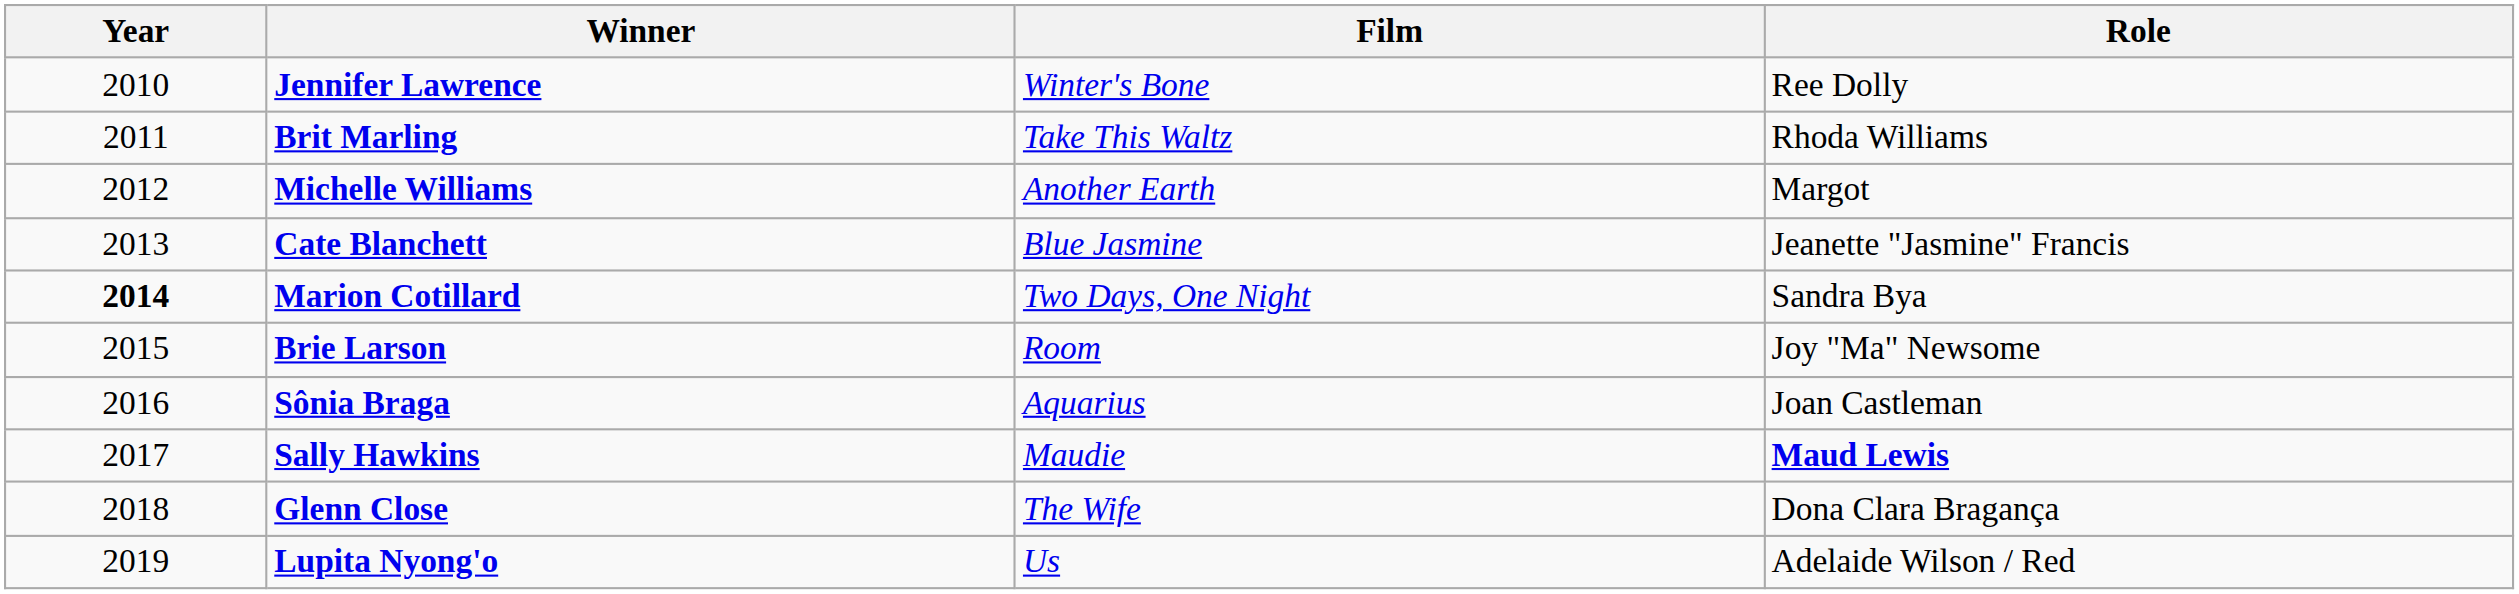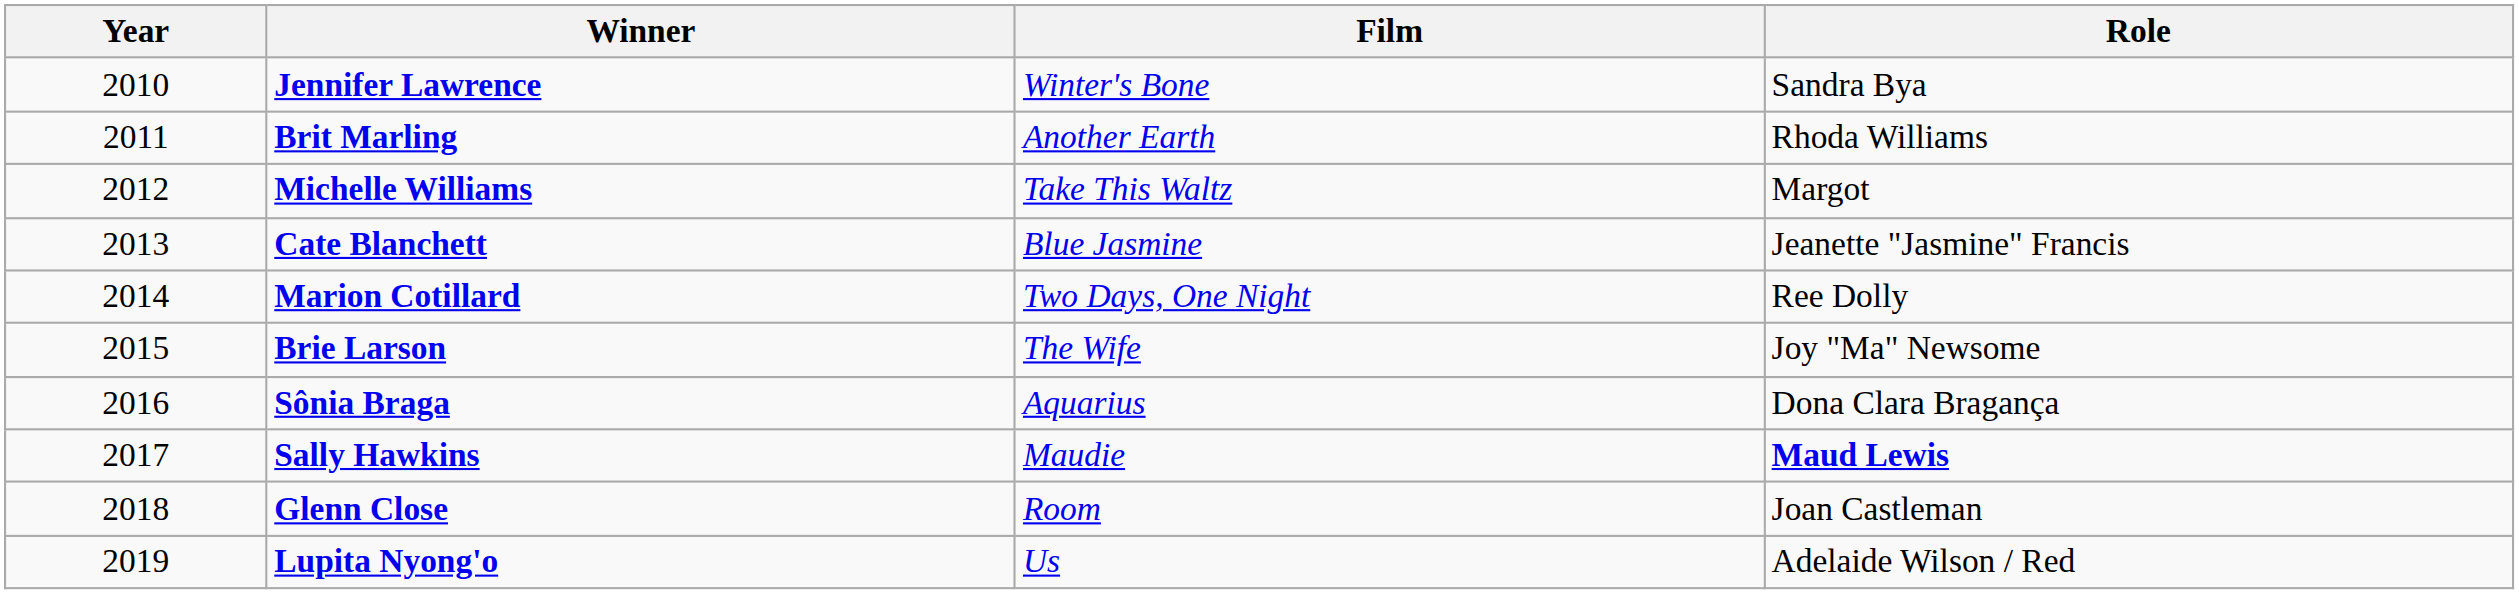(1840, 84) Ree Dolly -> (1849, 84) Sandra Bya
(1128, 137) Take This Waltz -> (1119, 137) Another Earth
(1119, 190) Another Earth -> (1128, 190) Take This Waltz
(136, 296) bold -> (136, 296) normal
(1849, 296) Sandra Bya -> (1840, 296) Ree Dolly
(1062, 349) Room -> (1082, 349) The Wife
(1877, 402) Joan Castleman -> (1916, 402) Dona Clara Bragança
(1082, 508) The Wife -> (1062, 508) Room
(1916, 508) Dona Clara Bragança -> (1877, 508) Joan Castleman
